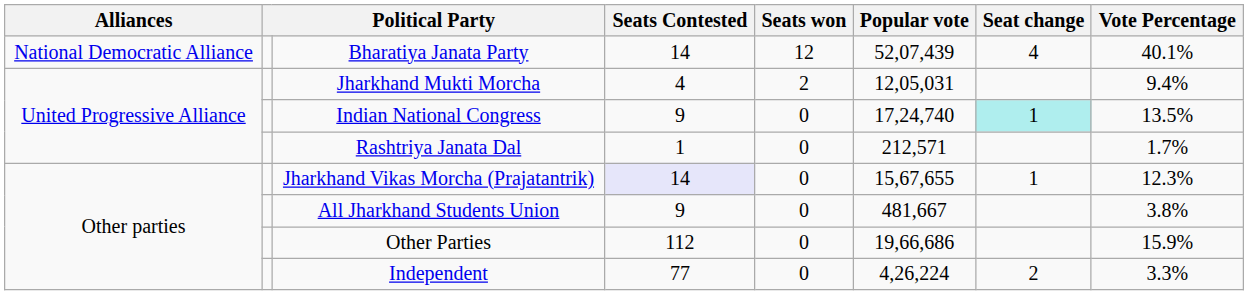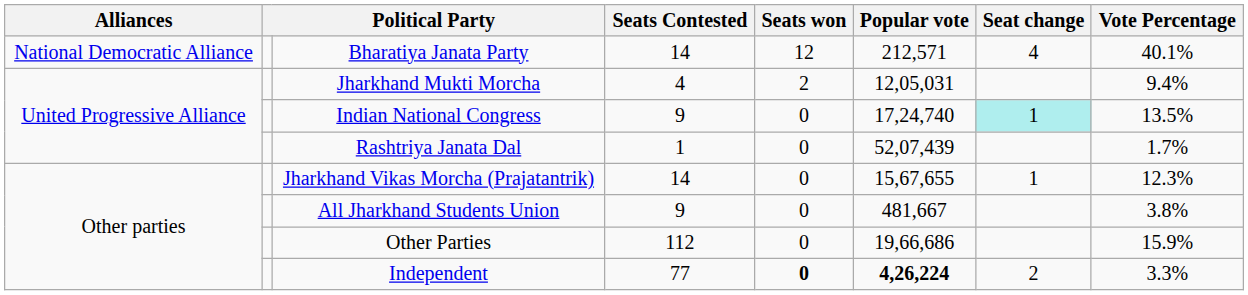(914, 52) 52,07,439 -> (914, 52) 212,571
(914, 147) 212,571 -> (914, 147) 52,07,439
(680, 178) lavender background -> (680, 178) no background
(804, 274) normal -> (804, 274) bold
(914, 274) normal -> (914, 274) bold
